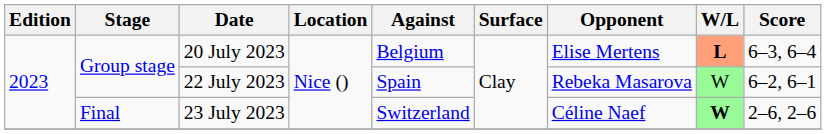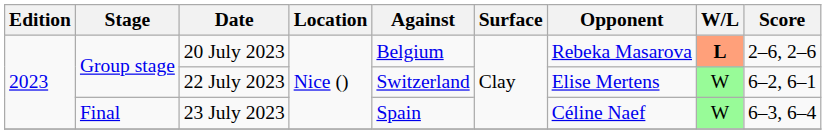(606, 50) Elise Mertens -> (622, 50) Rebeka Masarova
(782, 50) 6–3, 6–4 -> (782, 50) 2–6, 2–6
(399, 81) Spain -> (423, 81) Switzerland
(622, 81) Rebeka Masarova -> (606, 81) Elise Mertens
(423, 112) Switzerland -> (399, 112) Spain
(720, 112) bold -> (720, 112) normal
(782, 112) 2–6, 2–6 -> (782, 112) 6–3, 6–4
